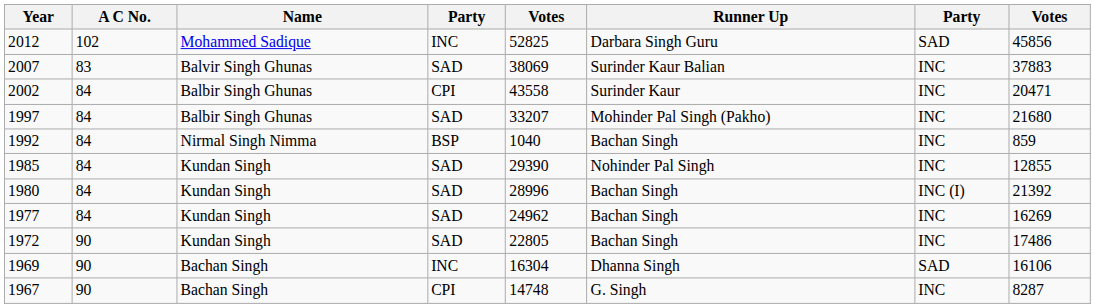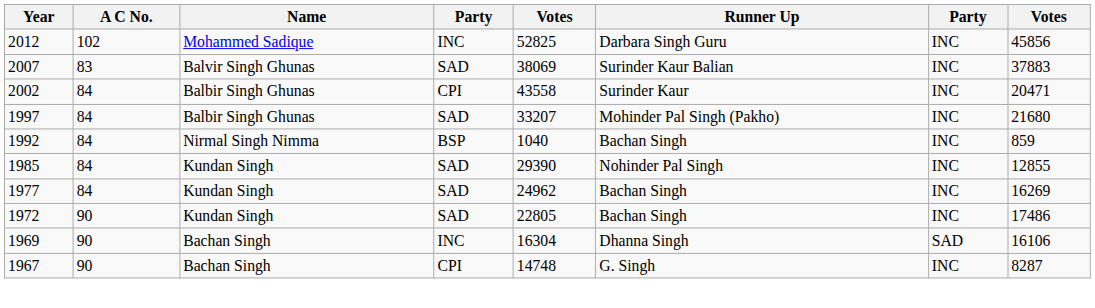(934, 41) SAD -> (945, 41) INC
- row: (24, 191)
